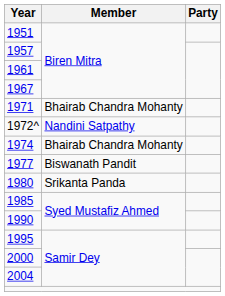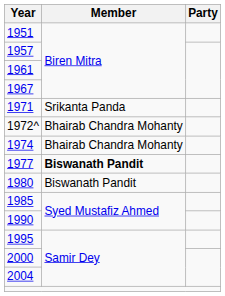(114, 107) Bhairab Chandra Mohanty -> (85, 107) Srikanta Panda
(90, 126) Nandini Satpathy -> (114, 126) Bhairab Chandra Mohanty
(90, 164) normal -> (94, 164) bold
(85, 182) Srikanta Panda -> (90, 182) Biswanath Pandit
